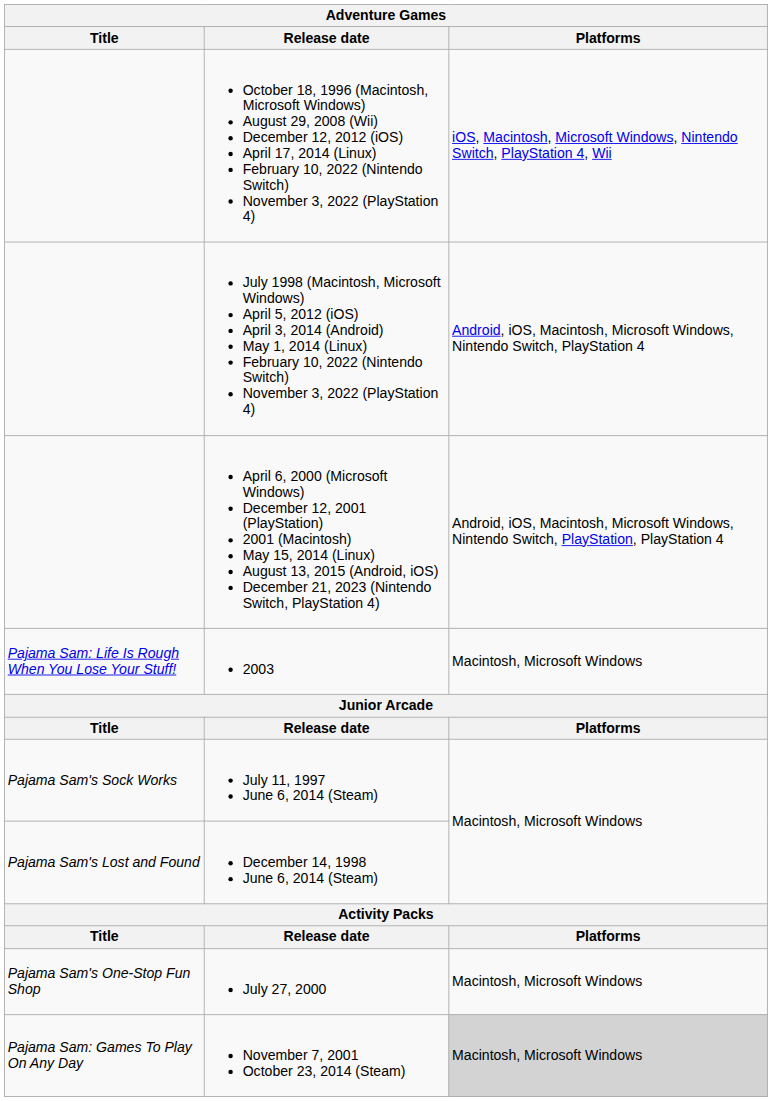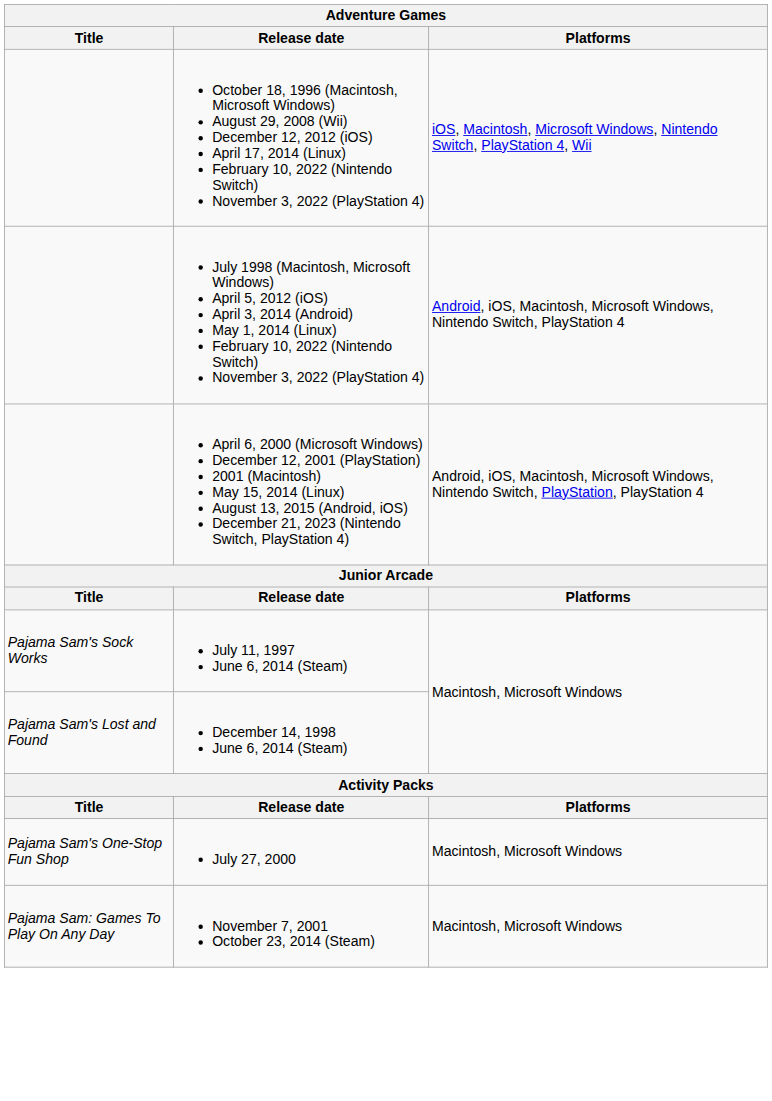- row: (327, 669)
(547, 1055) lightgrey background -> (527, 926) no background
